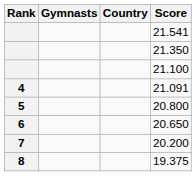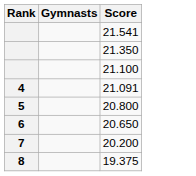- column: (125, 13)
